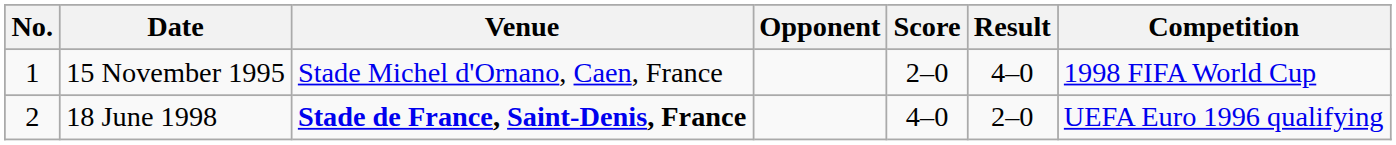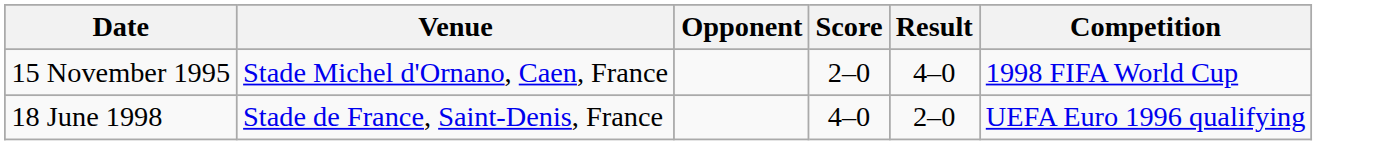- column: (32, 26)
(522, 116) bold -> (453, 116) normal
